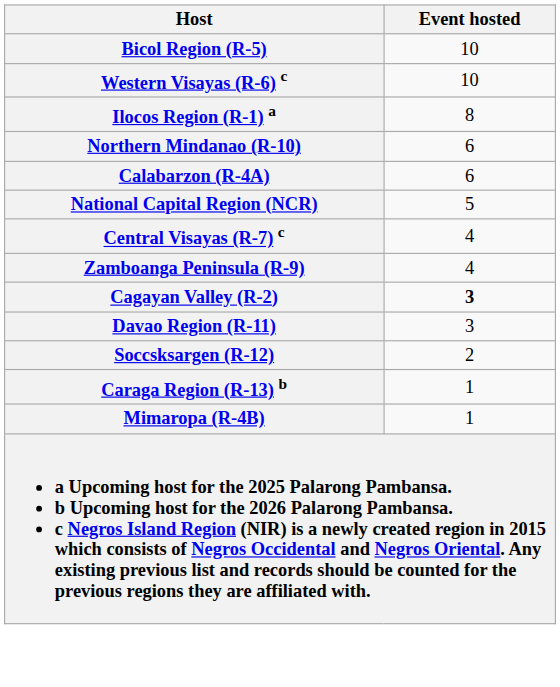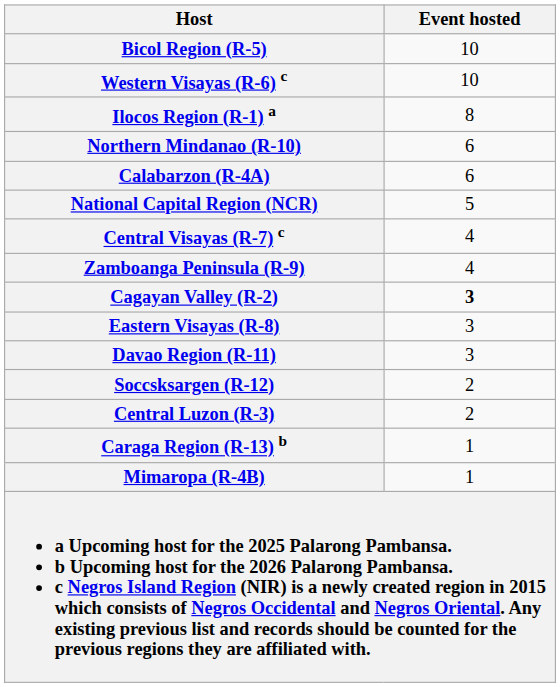+ row: (194, 326)
+ row: (194, 413)
